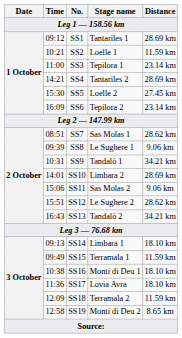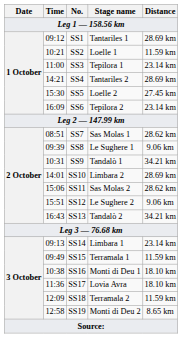(160, 188) 9.06 km -> (160, 188) 28.62 km
(160, 202) 28.62 km -> (160, 202) 9.06 km
(160, 243) 18.10 km -> (160, 243) 23.14 km
